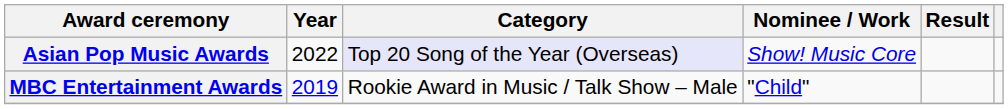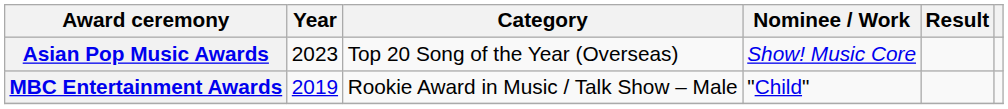(315, 53) 2022 -> (315, 53) 2023
(513, 53) lavender background -> (513, 53) no background
